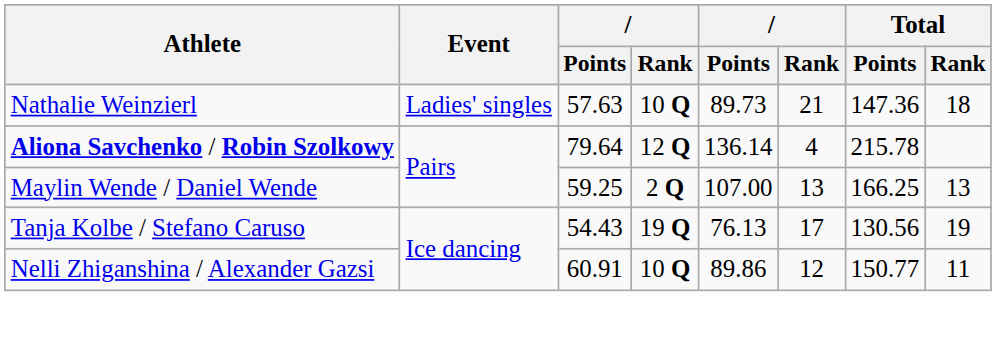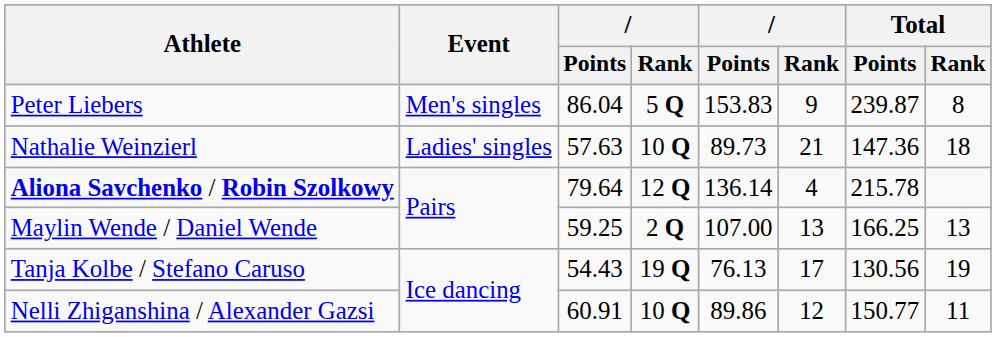+ row: (77, 105)
